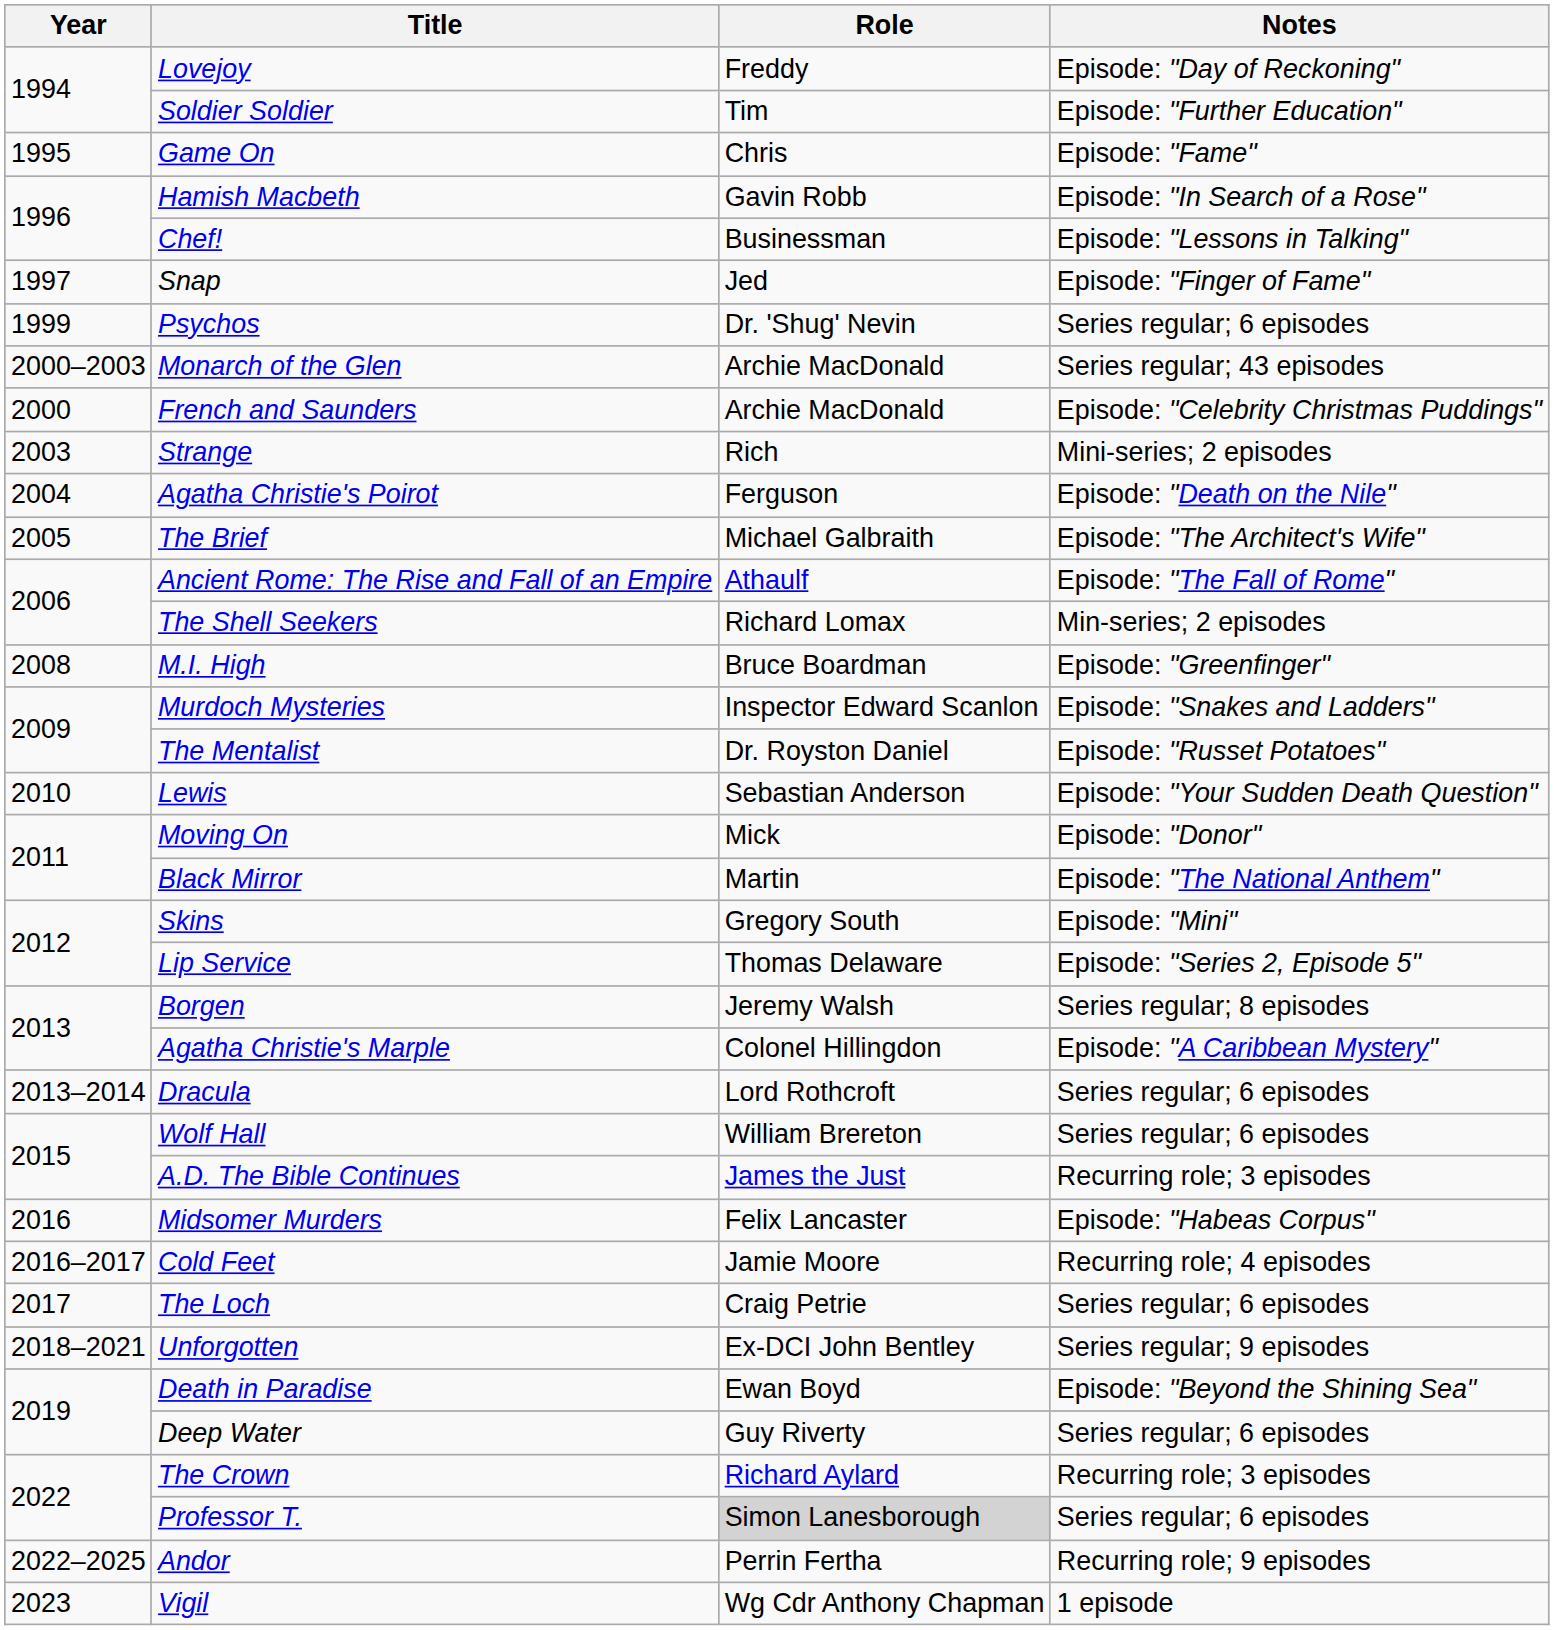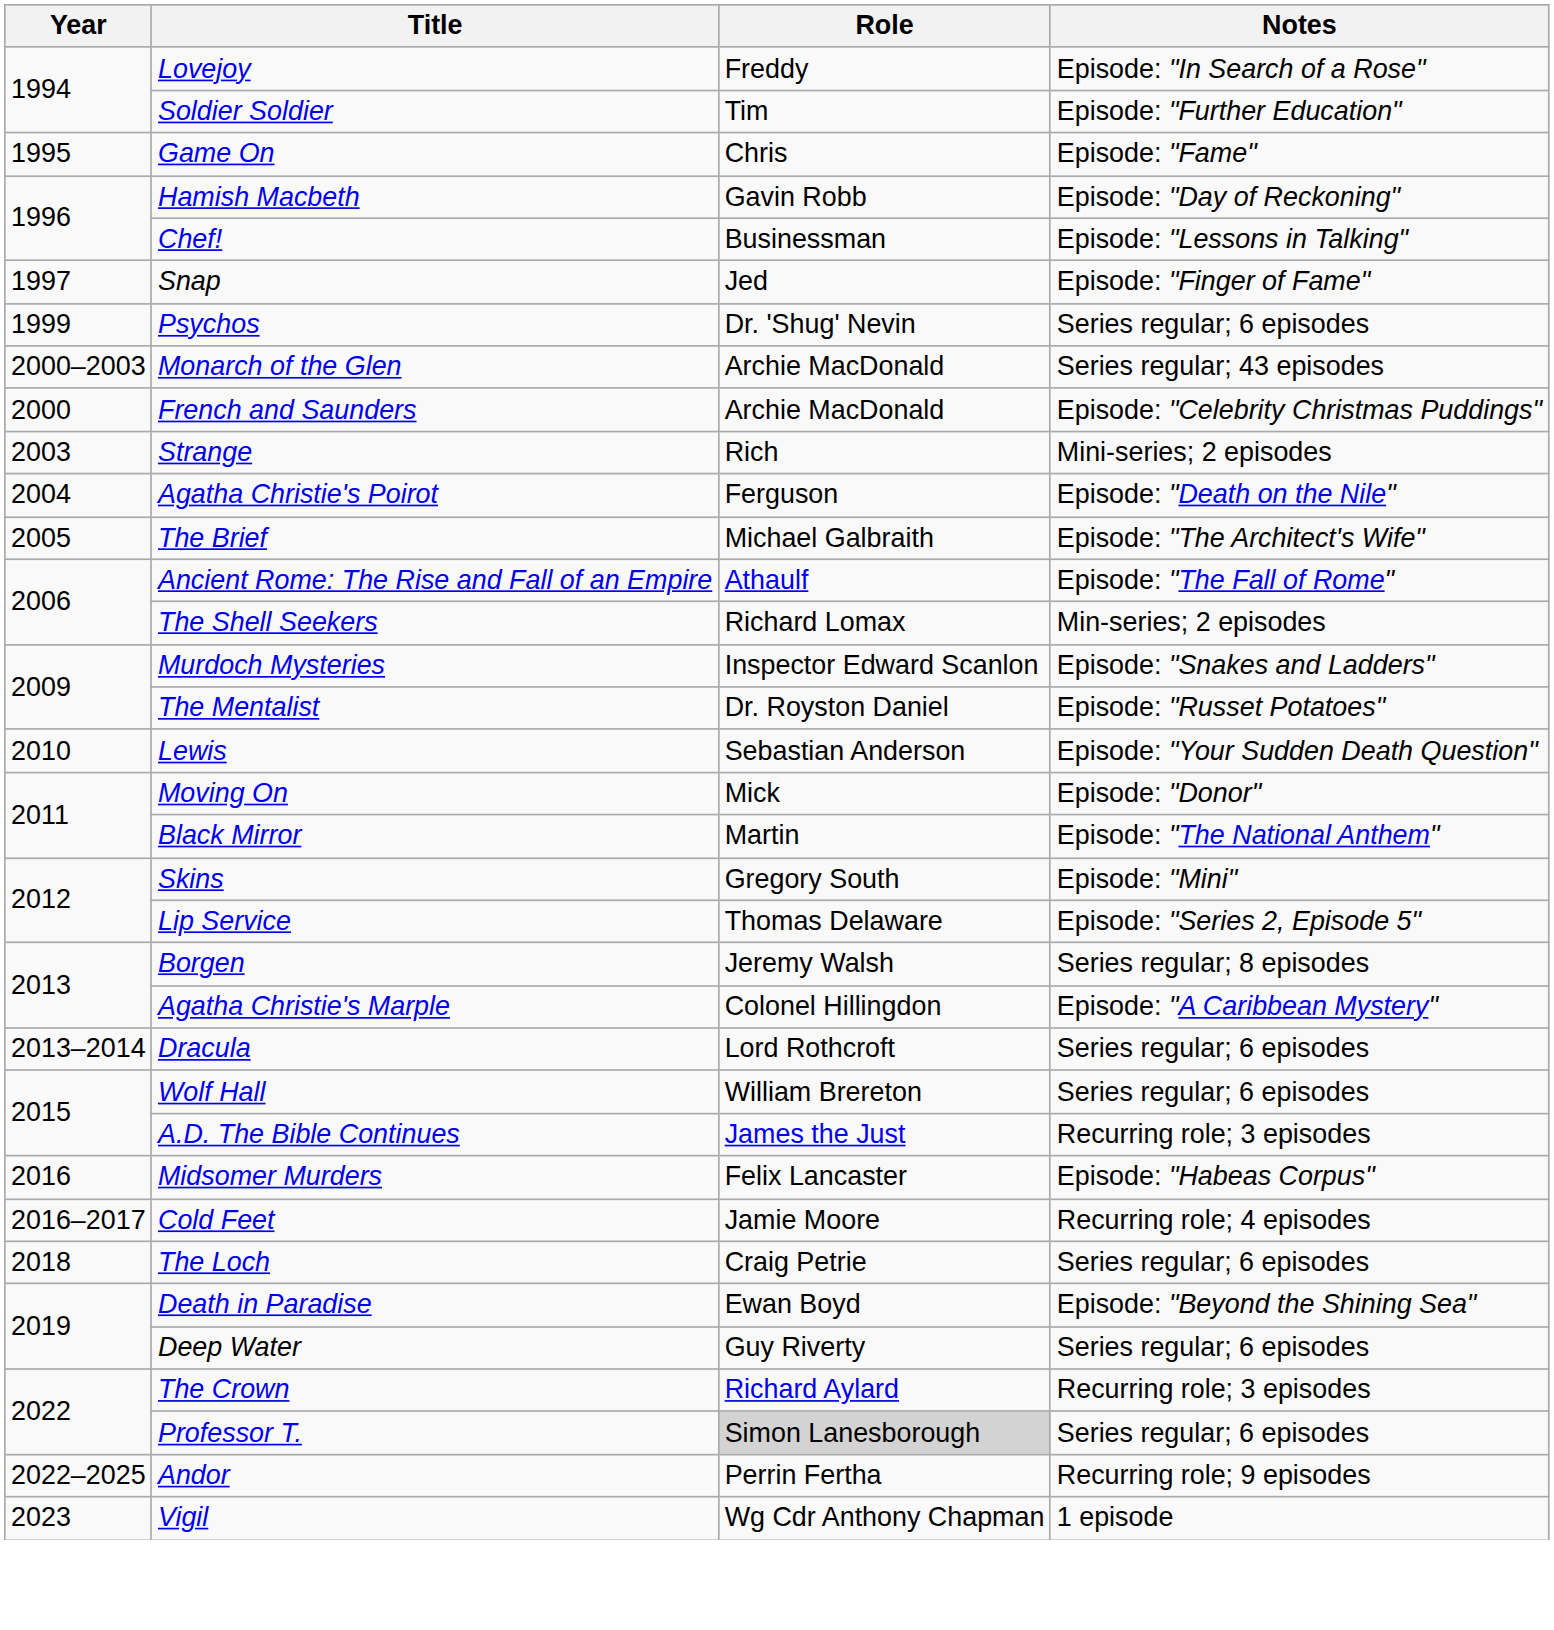(1228, 68) Episode: "Day of Reckoning" -> (1241, 68) Episode: "In Search of a Rose"
(1241, 196) Episode: "In Search of a Rose" -> (1228, 196) Episode: "Day of Reckoning"
- row: (212, 665)
(41, 1304) 2017 -> (41, 1262) 2018
- row: (228, 1347)
